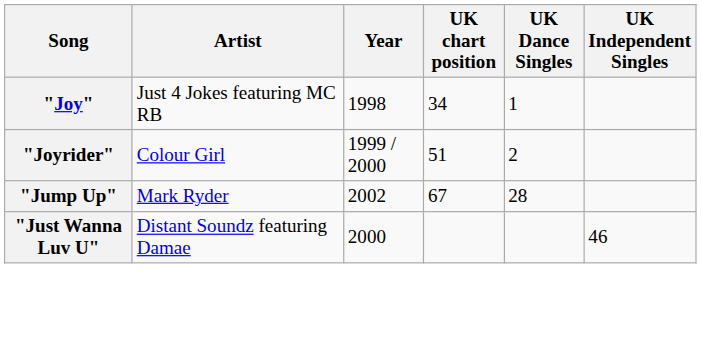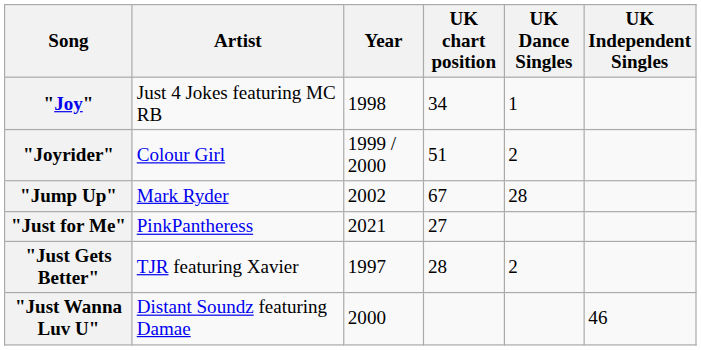+ row: (68, 226)
+ row: (68, 266)
